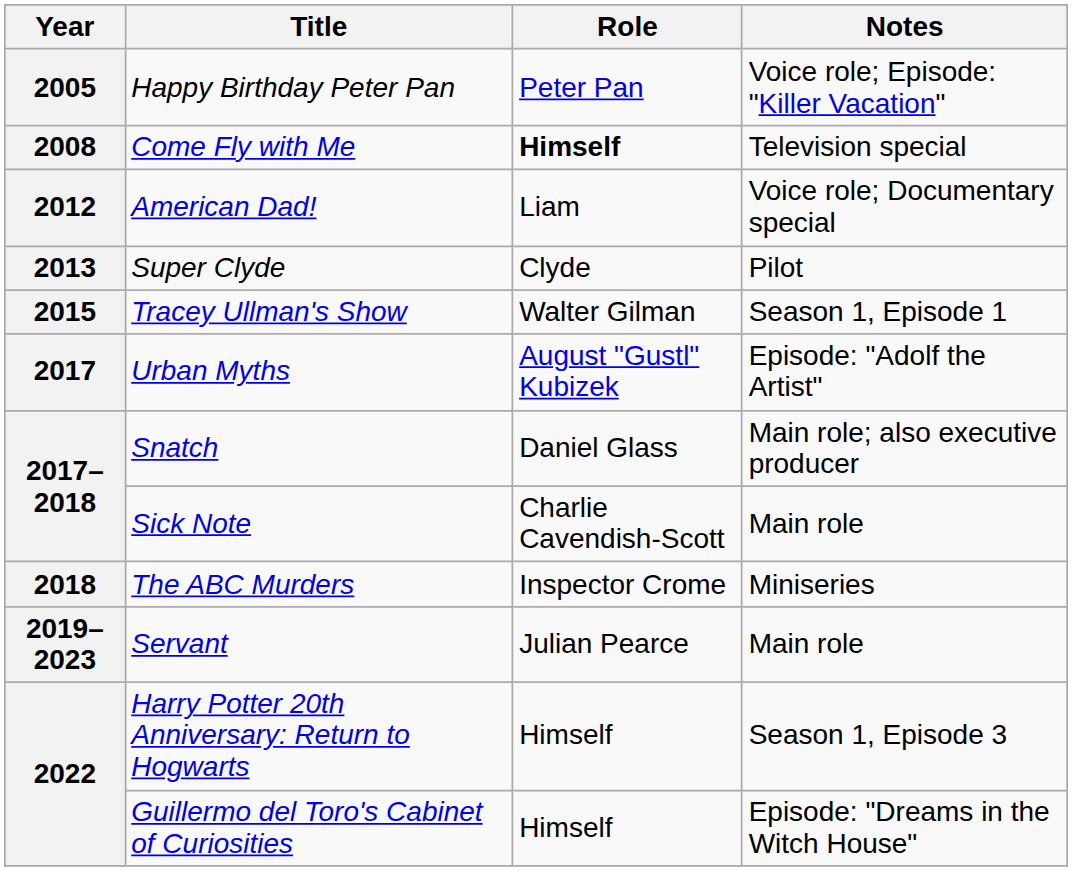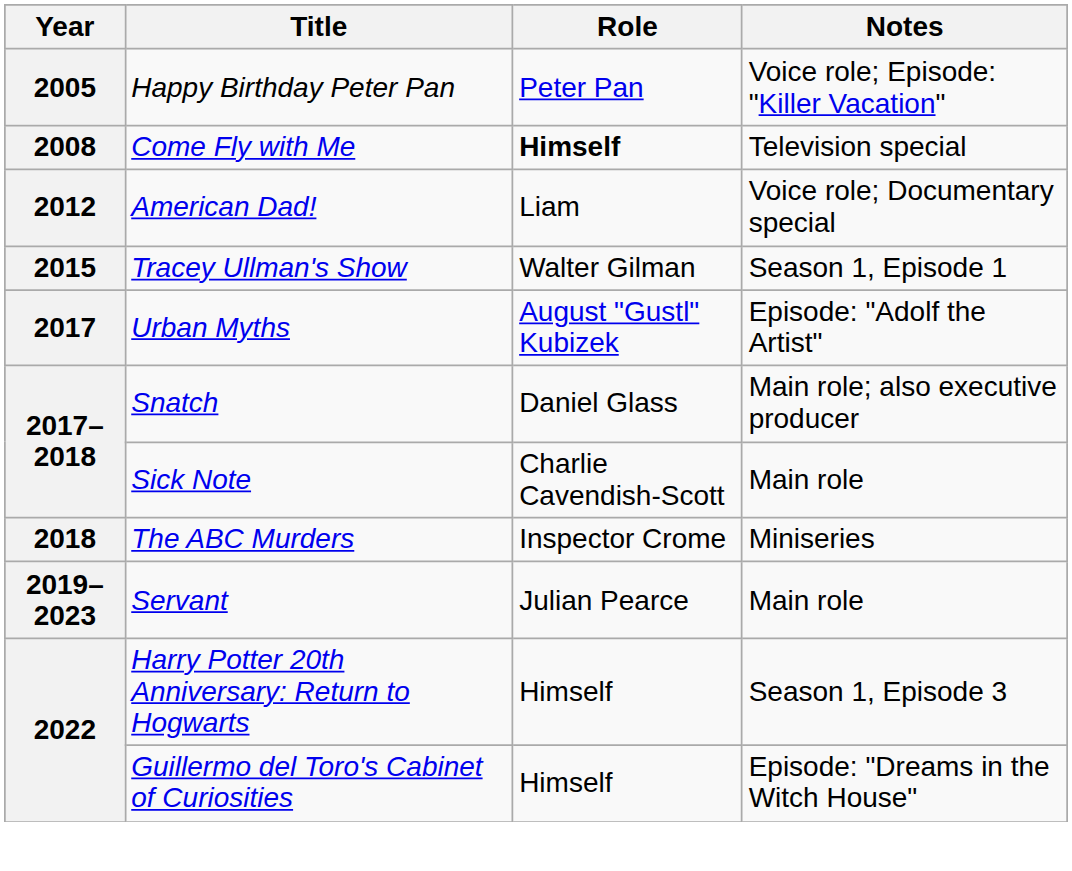- row: (208, 267)
